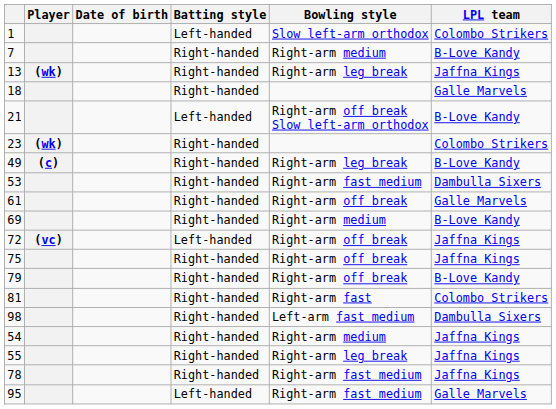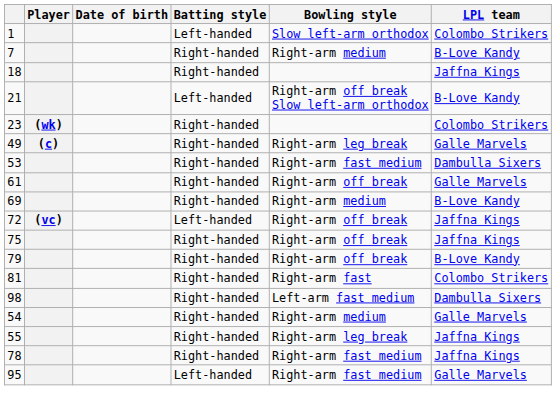- row: (14, 72)
(481, 91) Galle Marvels -> (477, 72) Jaffna Kings
(477, 163) B-Love Kandy -> (481, 143) Galle Marvels
(477, 336) Jaffna Kings -> (481, 317) Galle Marvels
